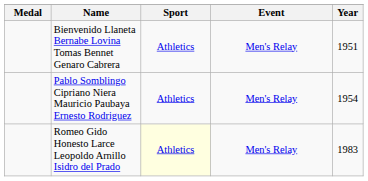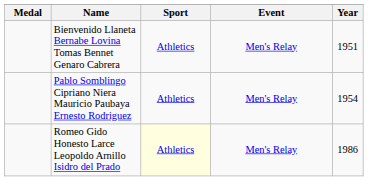(348, 149) 1983 -> (348, 149) 1986
